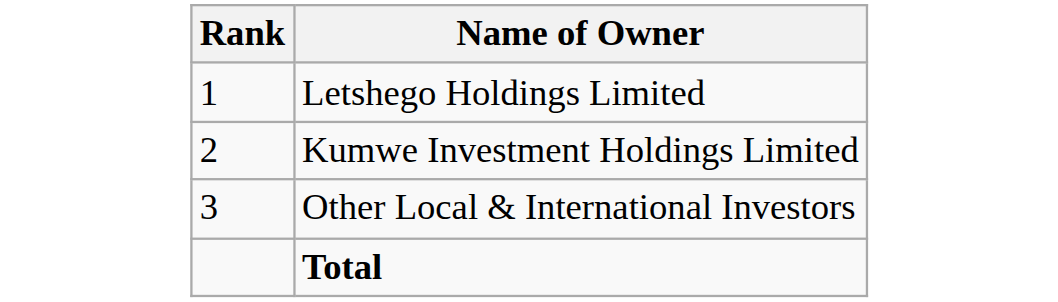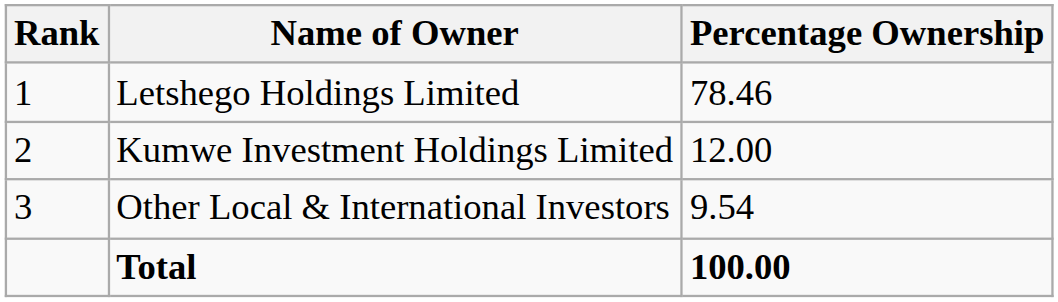+ column: (867, 33)
